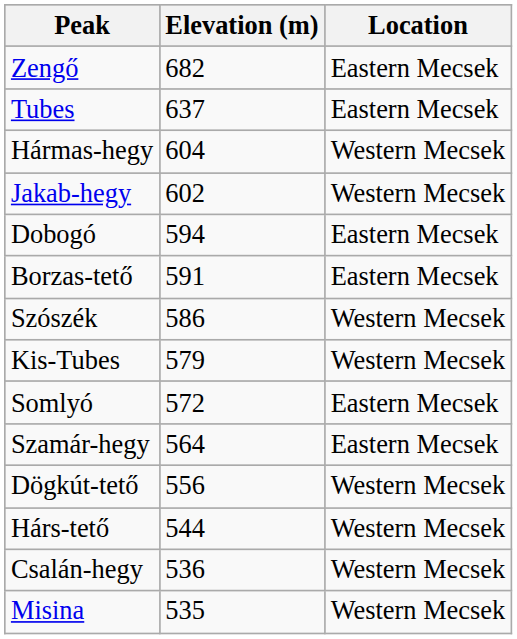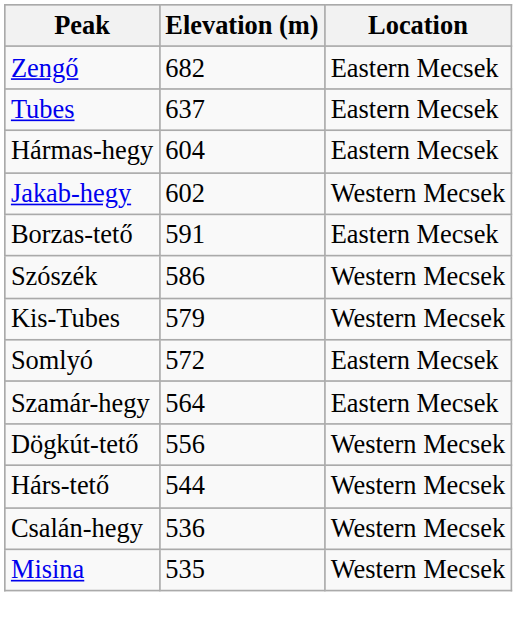(418, 151) Western Mecsek -> (415, 151) Eastern Mecsek
- row: (53, 234)
